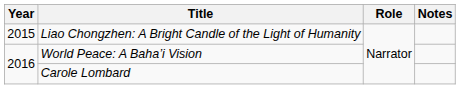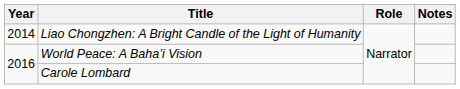(21, 34) 2015 -> (21, 34) 2014
